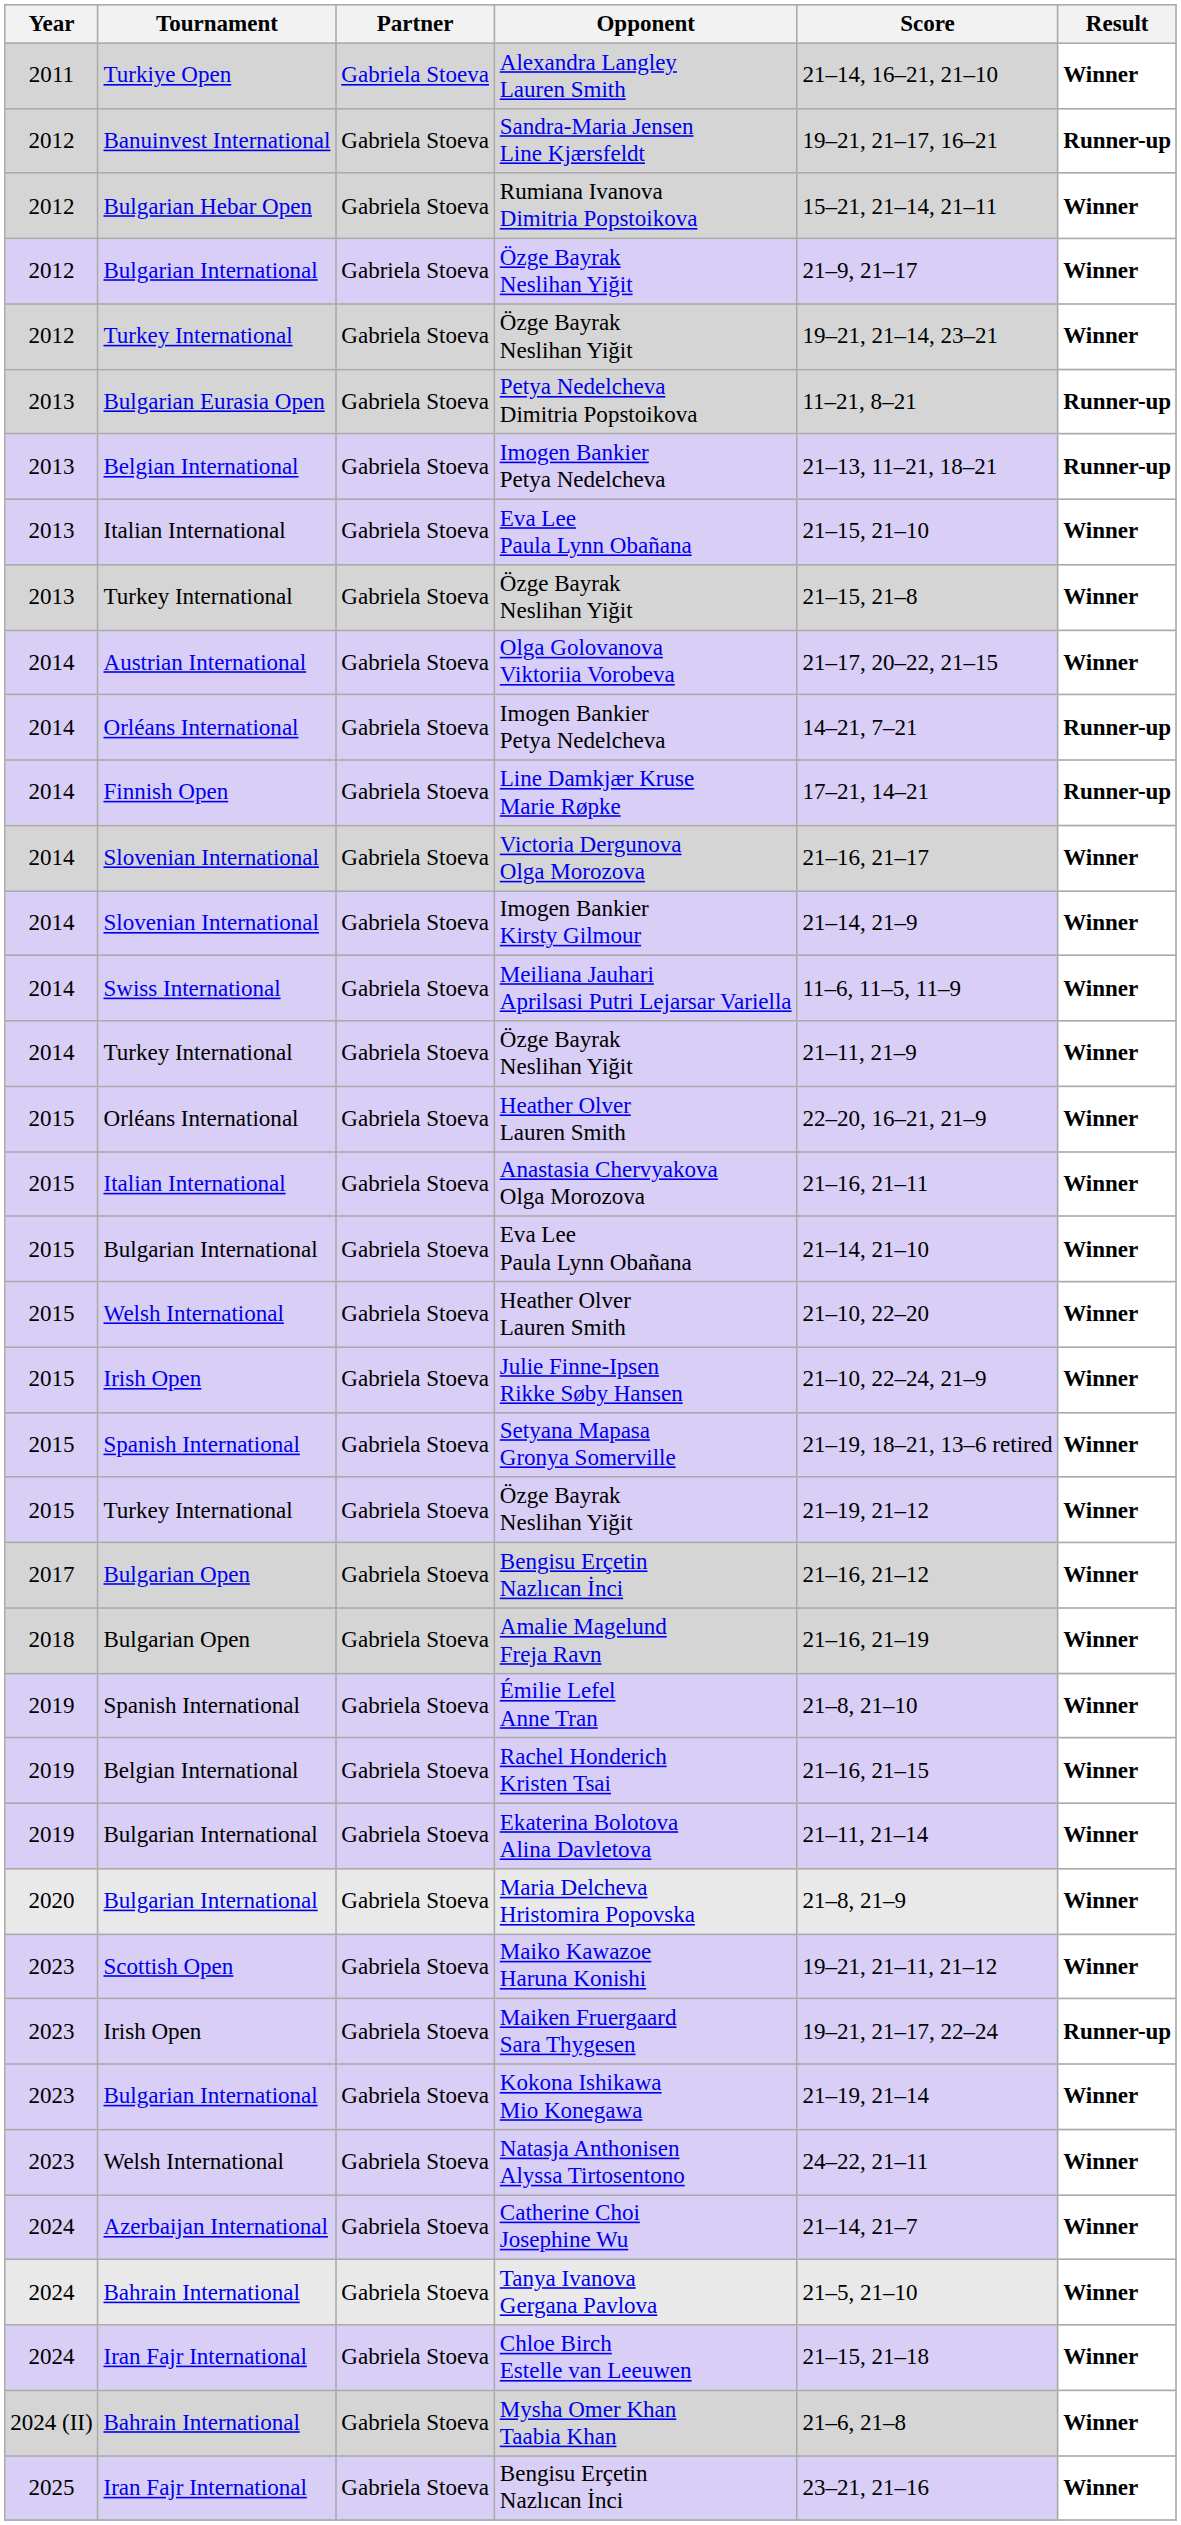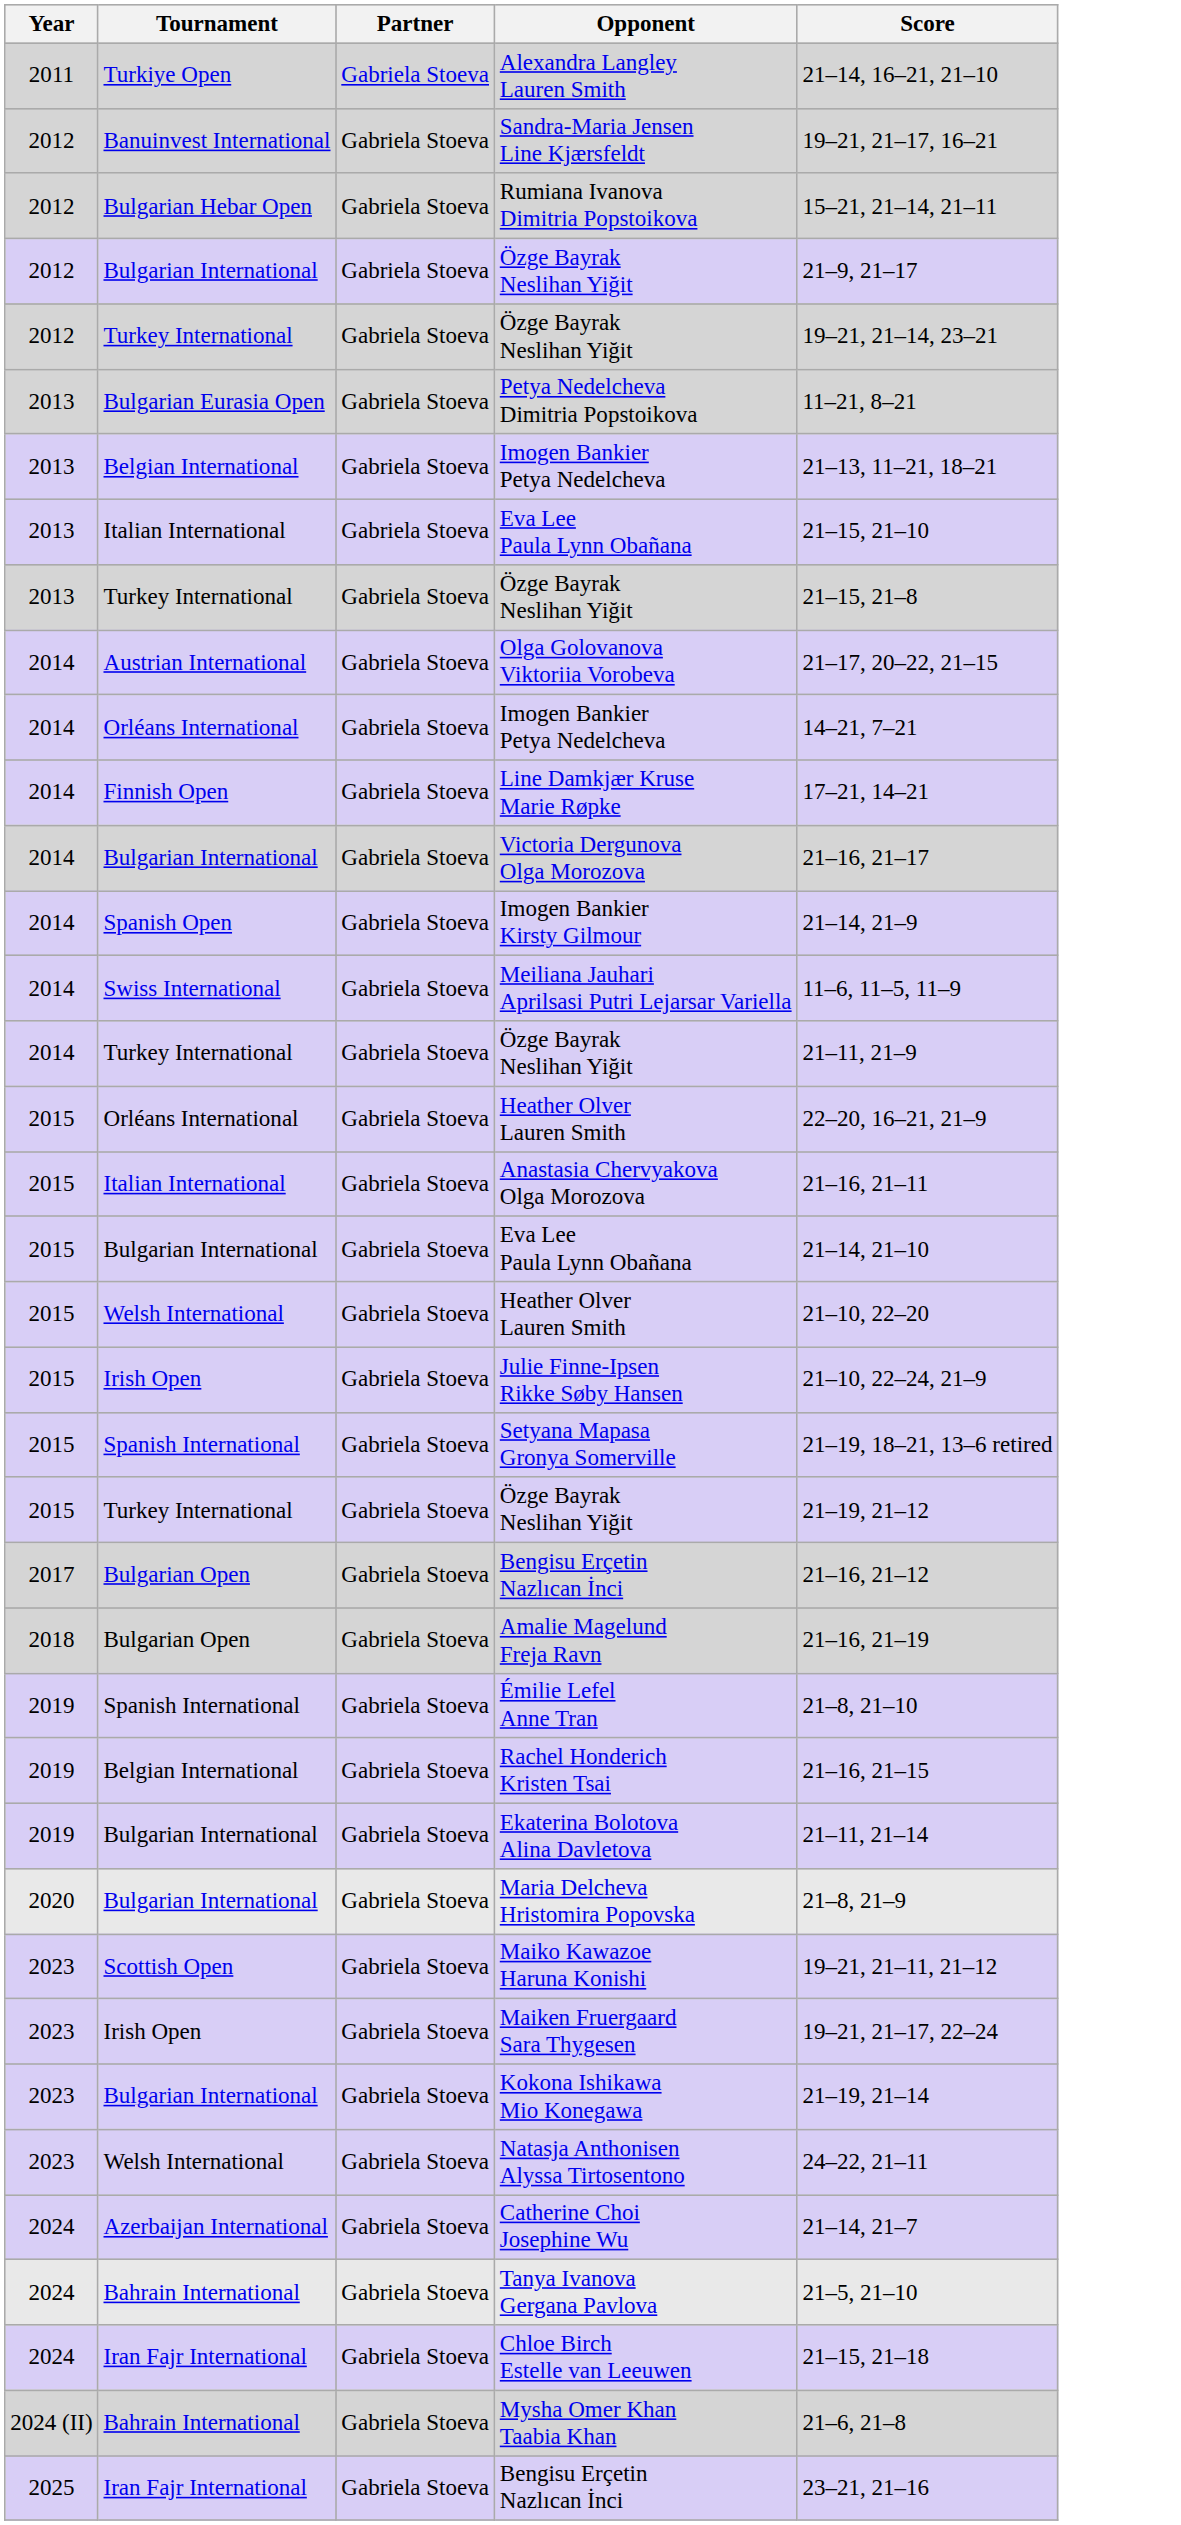- column: (1117, 23)
(211, 857) Slovenian International -> (211, 857) Bulgarian International
(211, 923) Slovenian International -> (168, 923) Spanish Open
